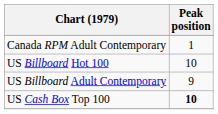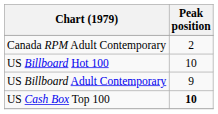(191, 44) 1 -> (191, 44) 2
